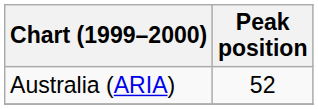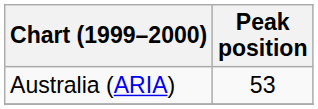(263, 85) 52 -> (263, 85) 53
